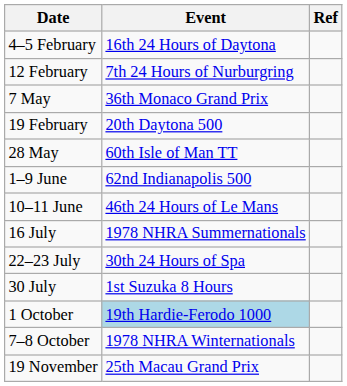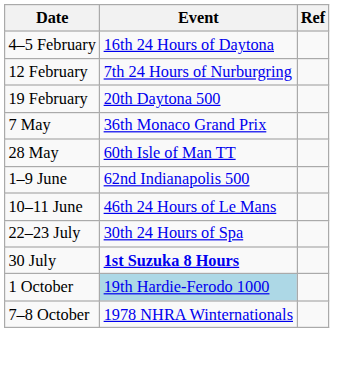rows swapped: (48, 125) <-> (30, 98)
- row: (32, 232)
(169, 286) normal -> (171, 259) bold
- row: (53, 367)
